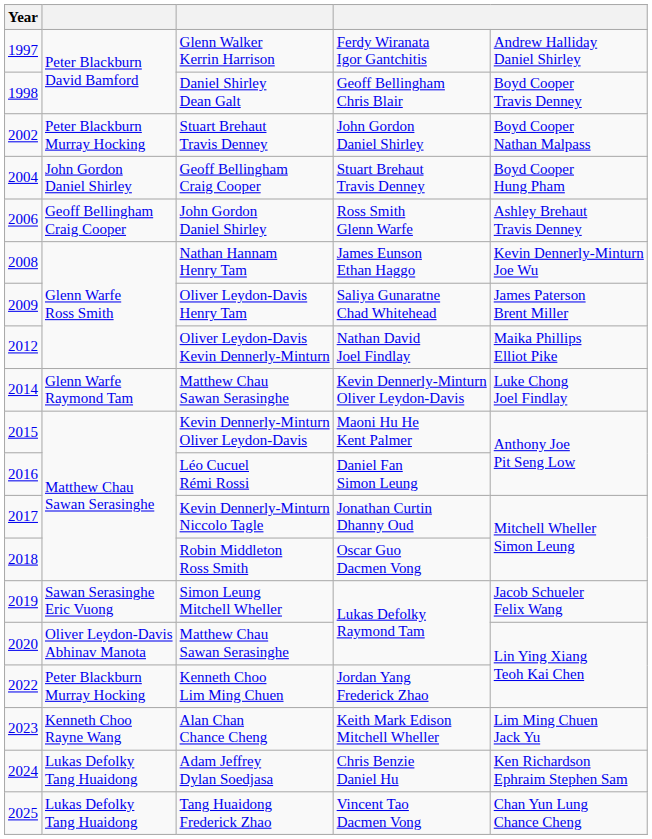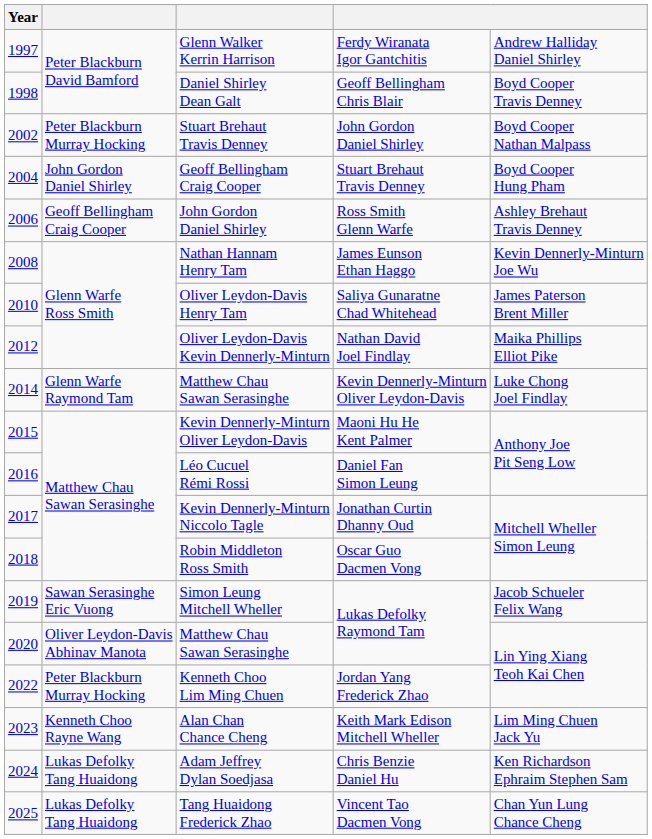(23, 305) 2009 -> (23, 305) 2010
